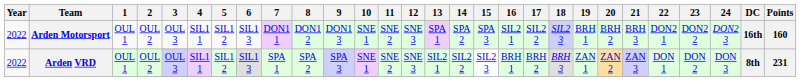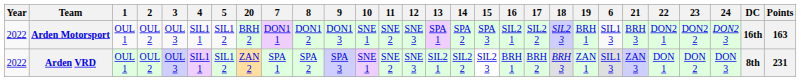columns swapped: (249, 12) <-> (610, 12)
(780, 34) 160 -> (780, 34) 163
